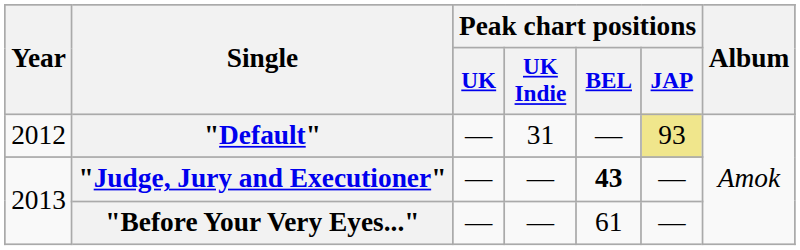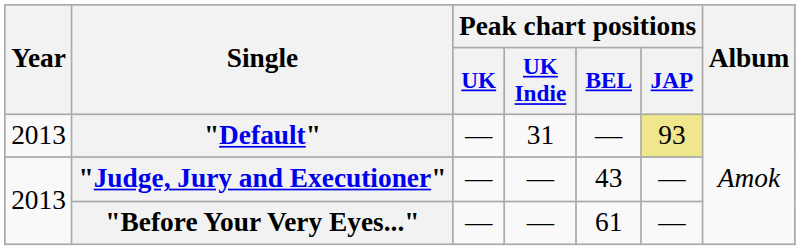(39, 135) 2012 -> (39, 135) 2013
(609, 178) bold -> (609, 178) normal
